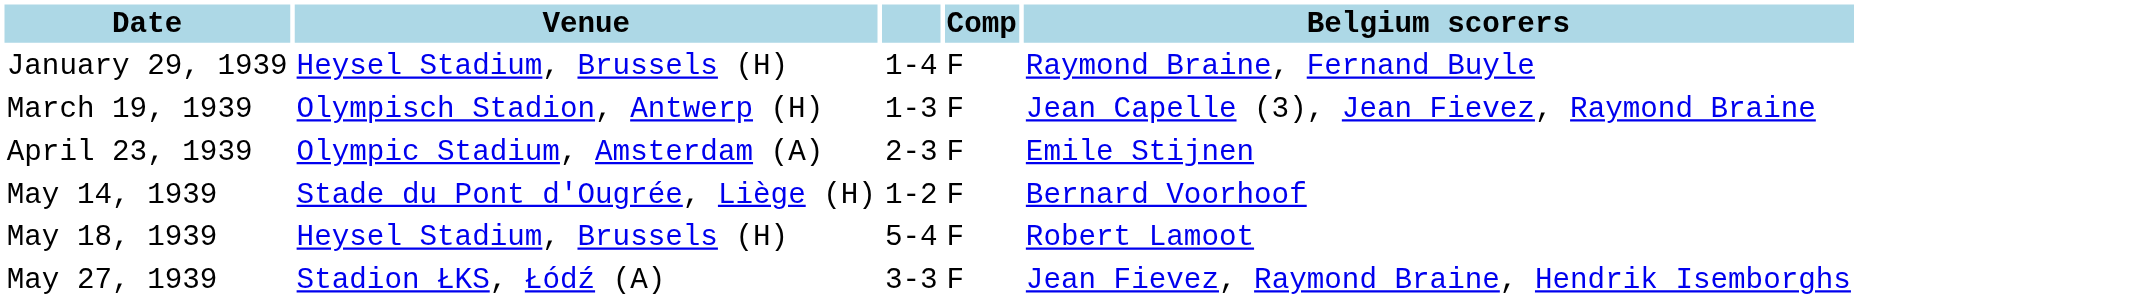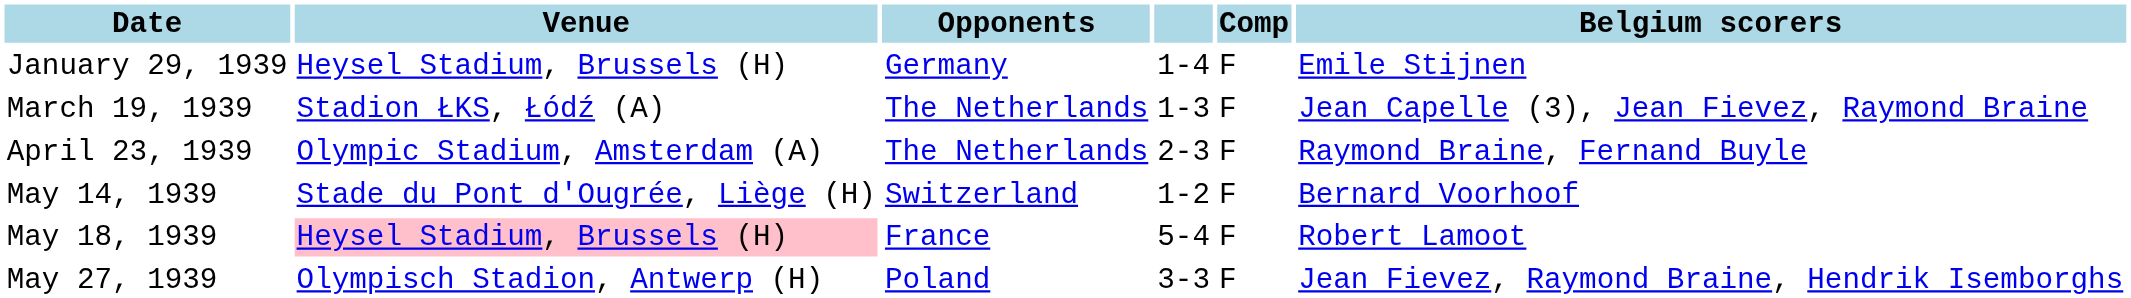+ column: (1017, 24)
(1280, 66) Raymond Braine, Fernand Buyle -> (1412, 66) Emile Stijnen
(560, 109) Olympisch Stadion, Antwerp (H) -> (481, 109) Stadion ŁKS, Łódź (A)
(1140, 152) Emile Stijnen -> (1553, 152) Raymond Braine, Fernand Buyle
(542, 237) no background -> (542, 237) pink background
(481, 280) Stadion ŁKS, Łódź (A) -> (560, 280) Olympisch Stadion, Antwerp (H)
